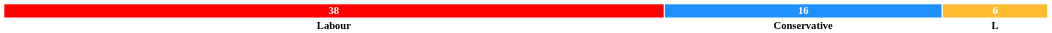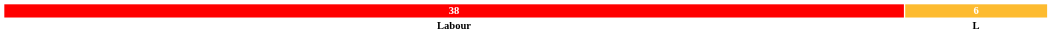- column: (803, 11)
